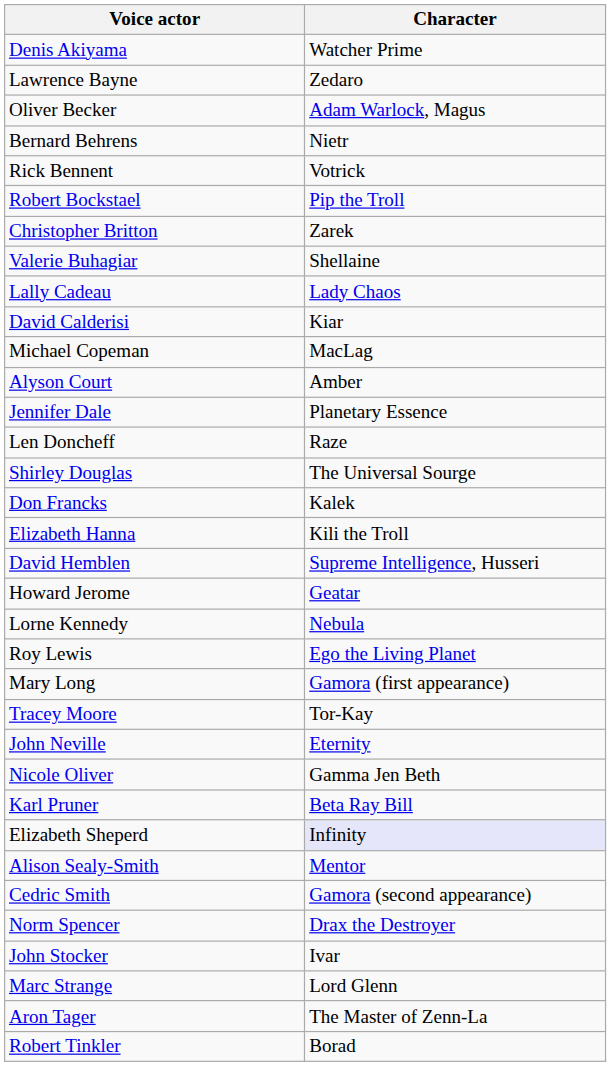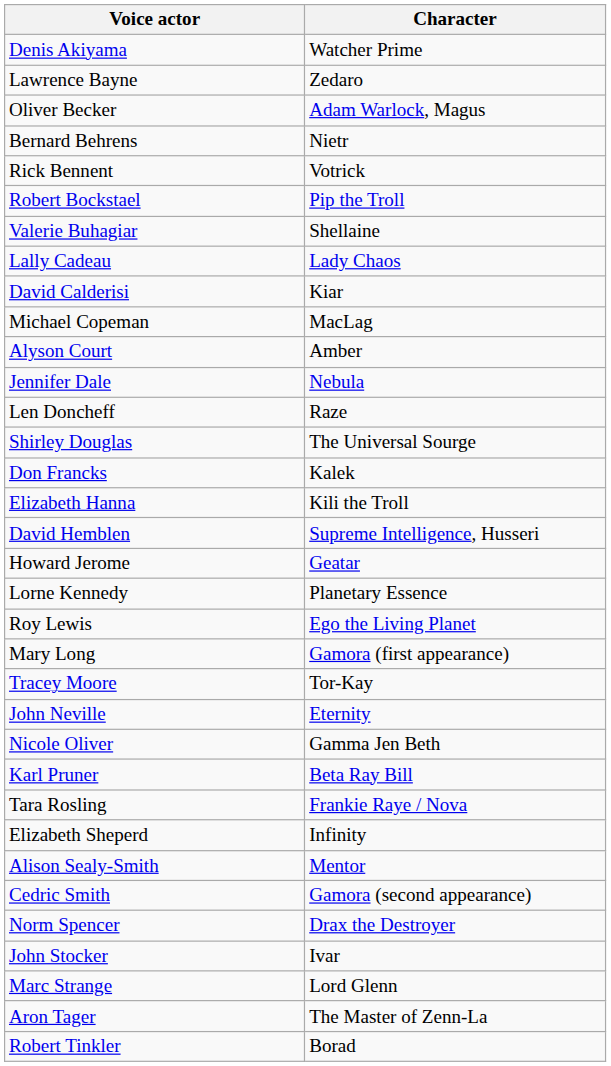- row: (83, 230)
(378, 412) Planetary Essence -> (337, 381) Nebula
(337, 623) Nebula -> (378, 593) Planetary Essence
+ row: (58, 804)
(338, 834) lavender background -> (338, 834) no background
